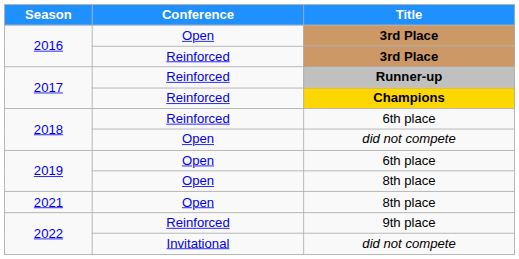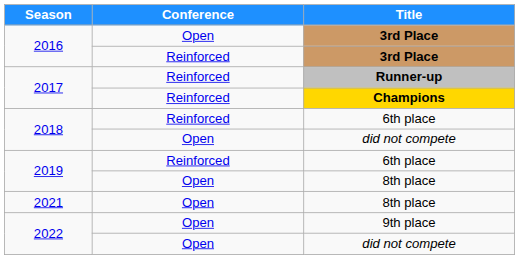(198, 160) Open -> (198, 160) Reinforced
(198, 222) Reinforced -> (198, 222) Open
(198, 243) Invitational -> (198, 243) Open
